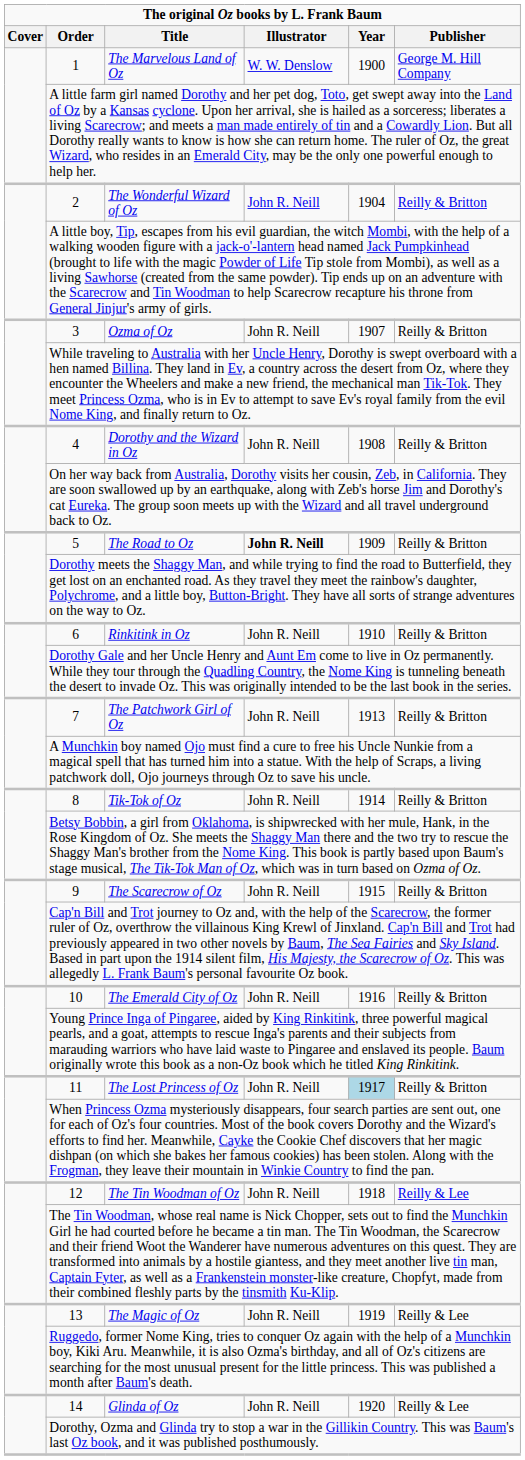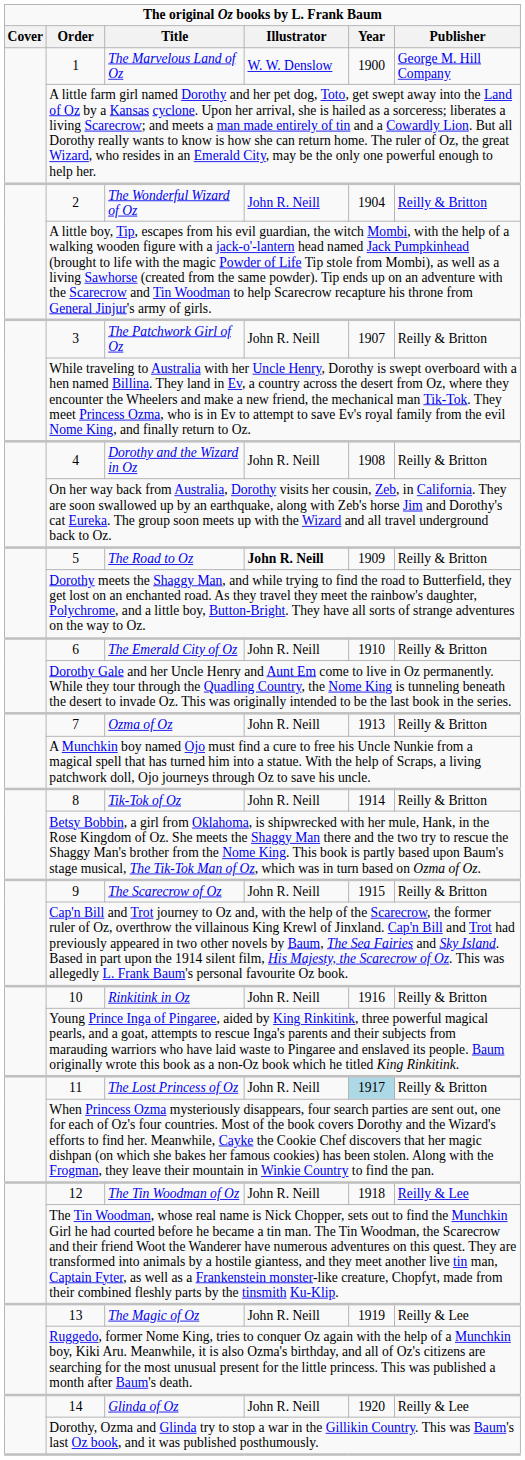(140, 331) Ozma of Oz -> (170, 339) The Patchwork Girl of Oz
(149, 634) Rinkitink in Oz -> (173, 649) The Emerald City of Oz
(170, 717) The Patchwork Girl of Oz -> (140, 725) Ozma of Oz
(173, 997) The Emerald City of Oz -> (149, 997) Rinkitink in Oz
